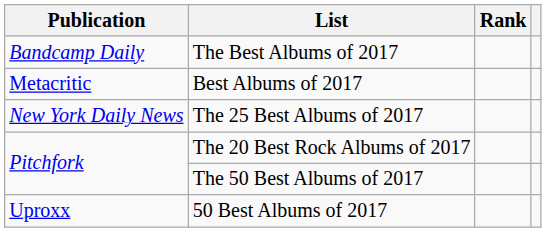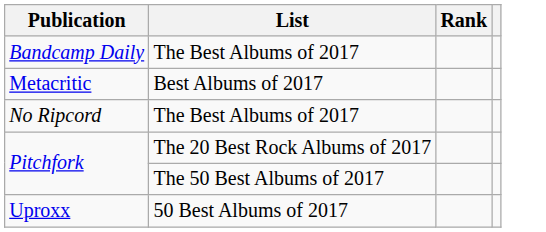- row: (96, 115)
+ row: (55, 115)
